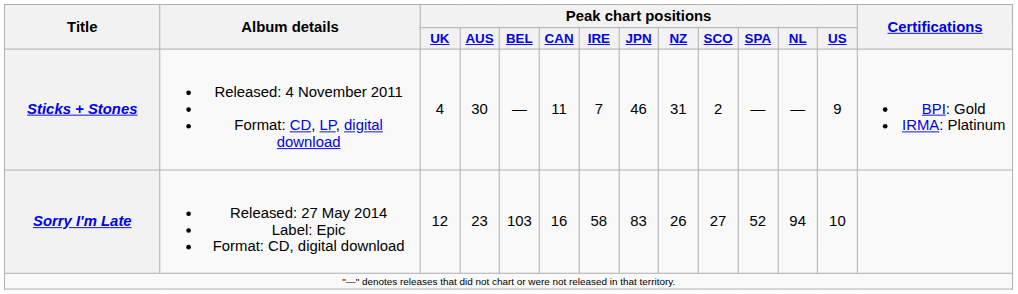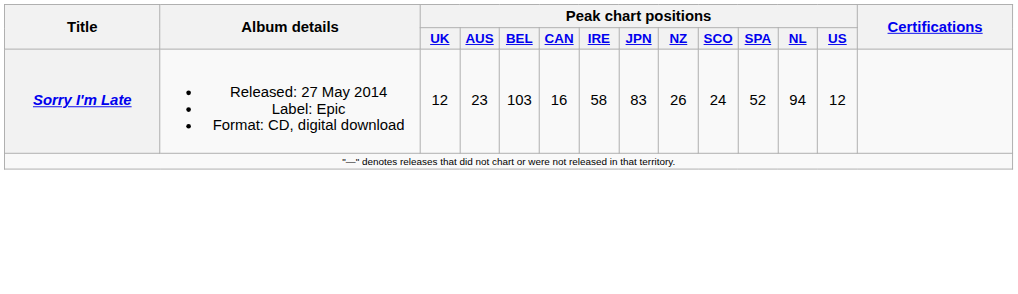- row: (82, 109)
(718, 221) 27 -> (718, 101) 24
(837, 221) 10 -> (837, 101) 12
